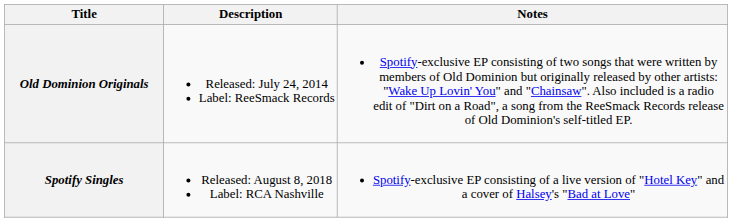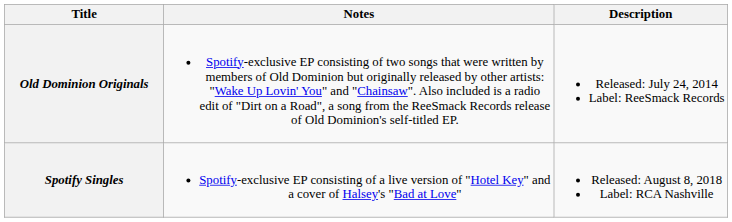columns swapped: (251, 14) <-> (533, 14)
